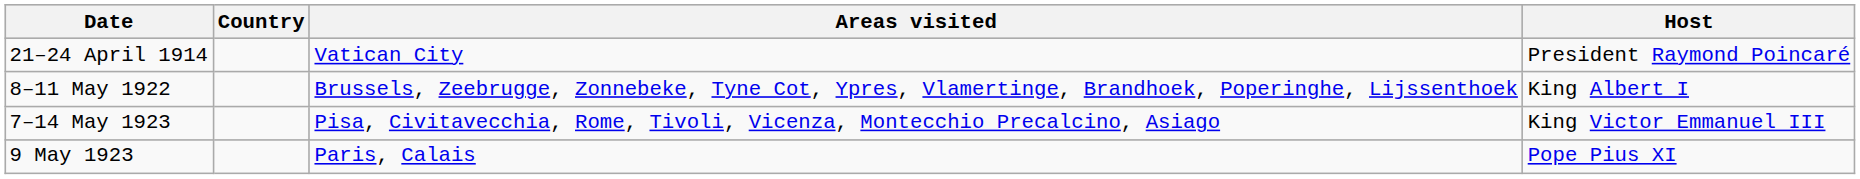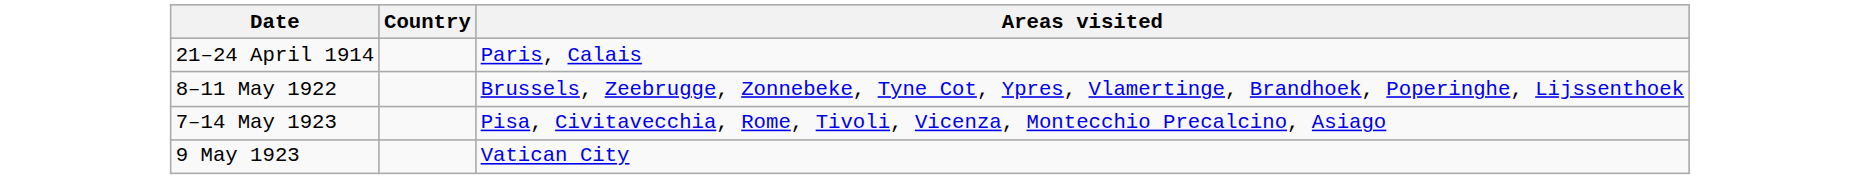- column: (1689, 22)
(389, 55) Vatican City -> (561, 55) Paris, Calais
(395, 156) Paris, Calais -> (555, 156) Vatican City
